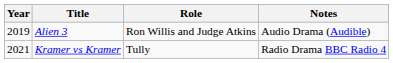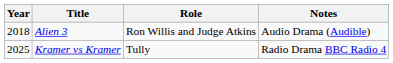(18, 31) 2019 -> (18, 31) 2018
(18, 49) 2021 -> (18, 49) 2025
